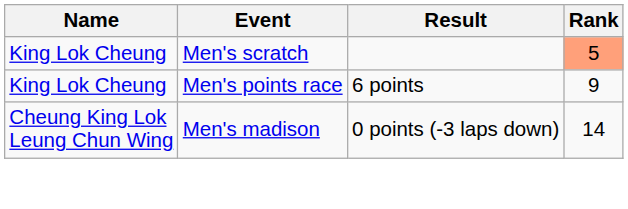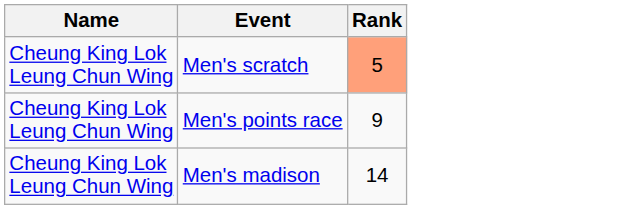- column: (456, 20)
(88, 53) King Lok Cheung -> (91, 64) Cheung King Lok Leung Chun Wing
(88, 85) King Lok Cheung -> (91, 120) Cheung King Lok Leung Chun Wing
